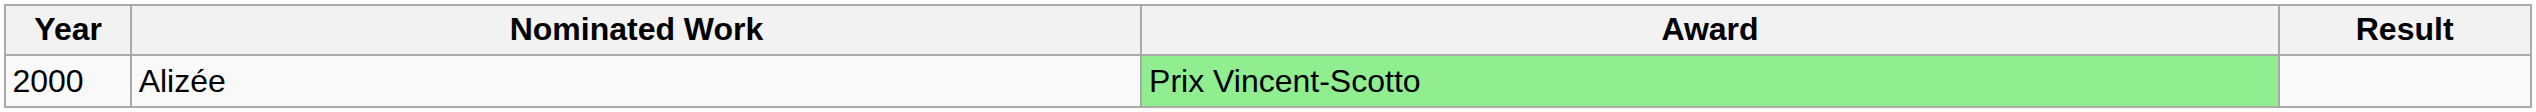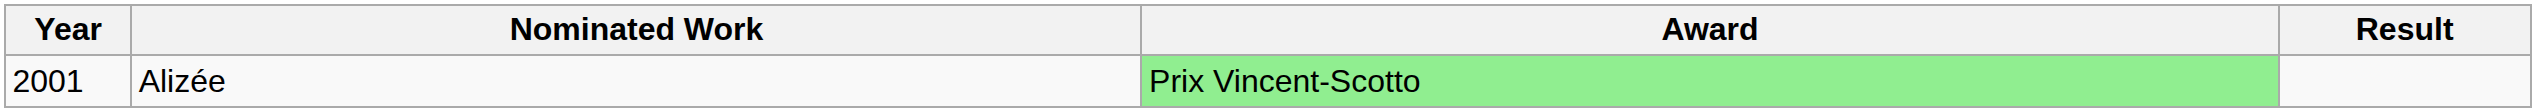(48, 80) 2000 -> (48, 80) 2001
